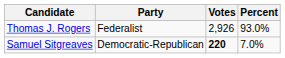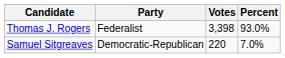(221, 28) 2,926 -> (221, 28) 3,398
(217, 45) bold -> (217, 45) normal
